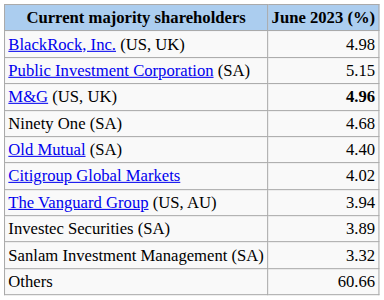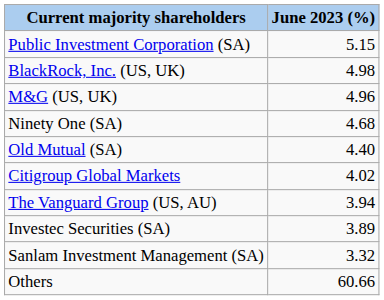rows swapped: (129, 70) <-> (97, 44)
(361, 96) bold -> (361, 96) normal
